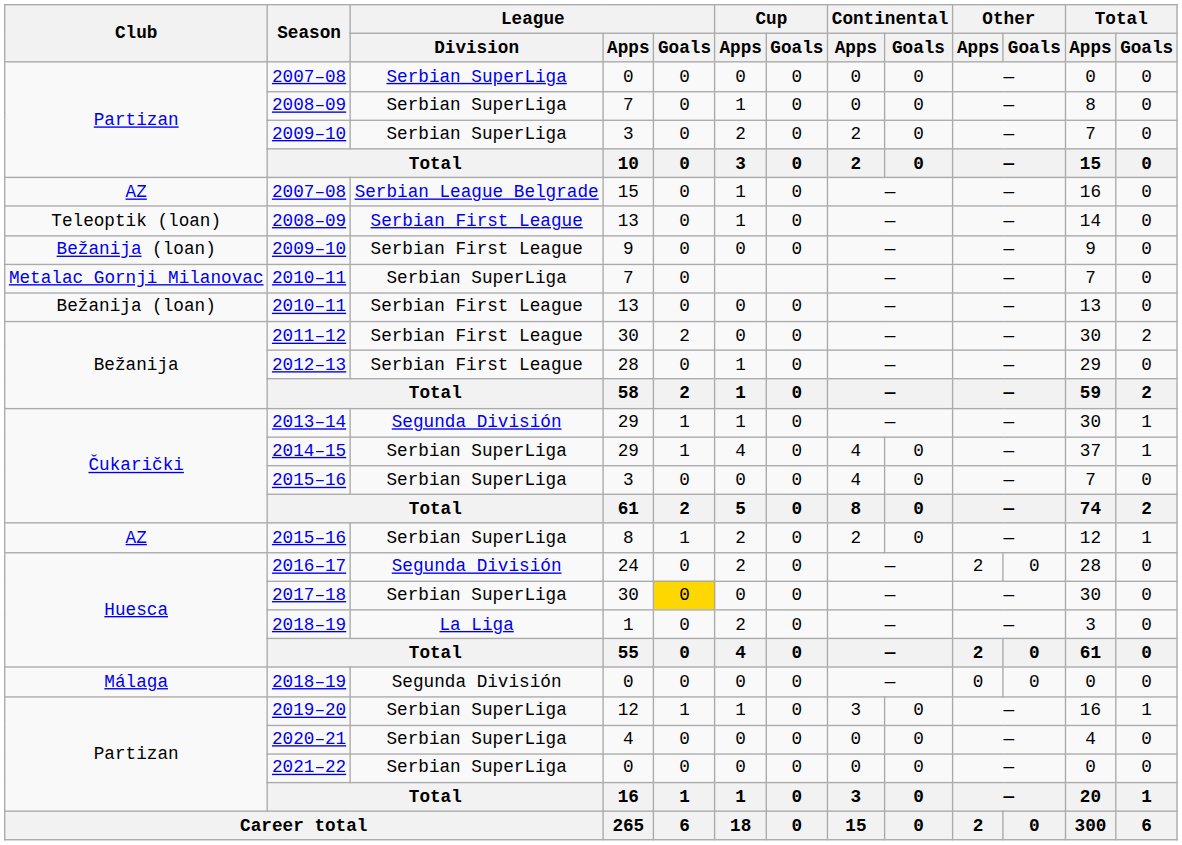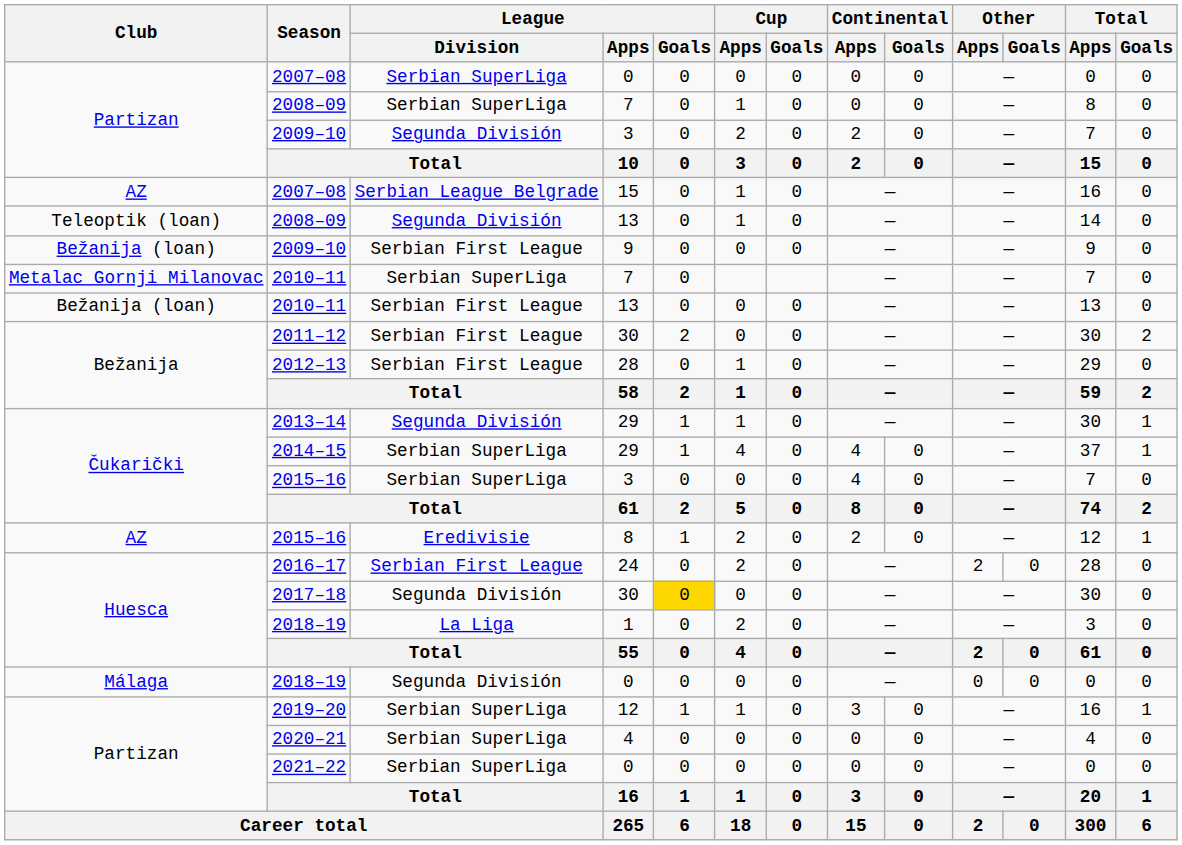(477, 134) Serbian SuperLiga -> (477, 134) Segunda División
(477, 221) Serbian First League -> (477, 221) Segunda División
(477, 538) Serbian SuperLiga -> (477, 538) Eredivisie
(477, 567) Segunda División -> (477, 567) Serbian First League
(477, 595) Serbian SuperLiga -> (477, 595) Segunda División
